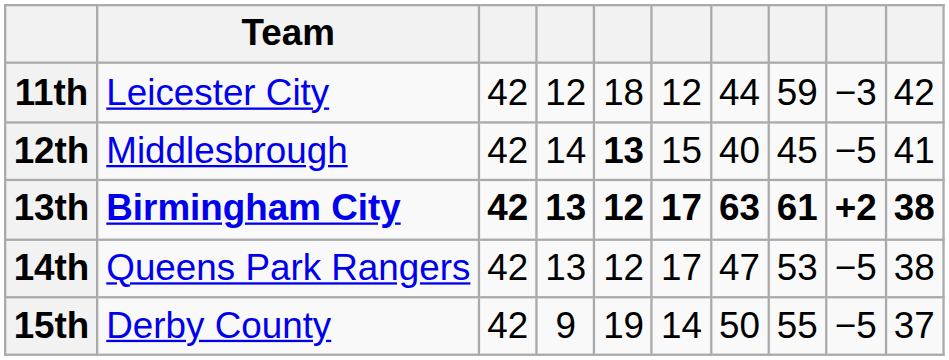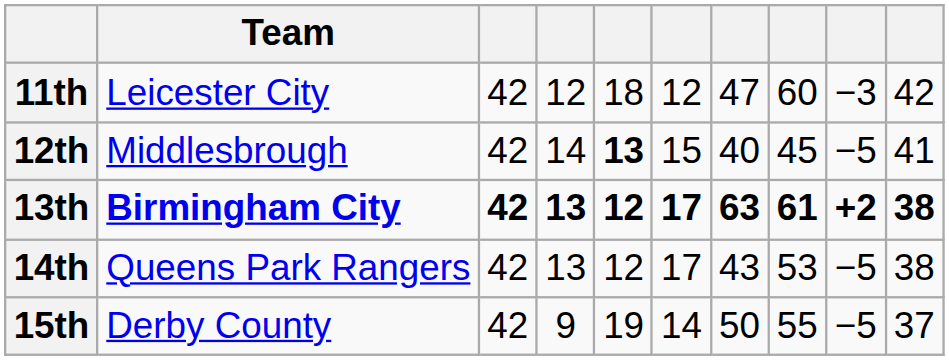(739, 92) 44 -> (739, 92) 47
(797, 92) 59 -> (797, 92) 60
(739, 267) 47 -> (739, 267) 43
